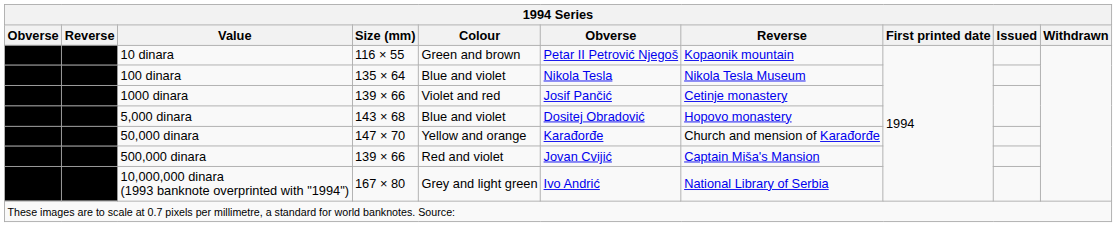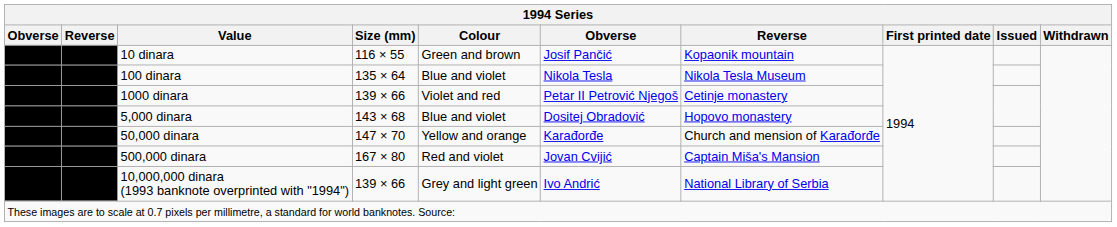(611, 55) Petar II Petrović Njegoš -> (578, 55) Josif Pančić
(578, 96) Josif Pančić -> (611, 96) Petar II Petrović Njegoš
(380, 157) 139 × 66 -> (380, 157) 167 × 80
(380, 184) 167 × 80 -> (380, 184) 139 × 66
